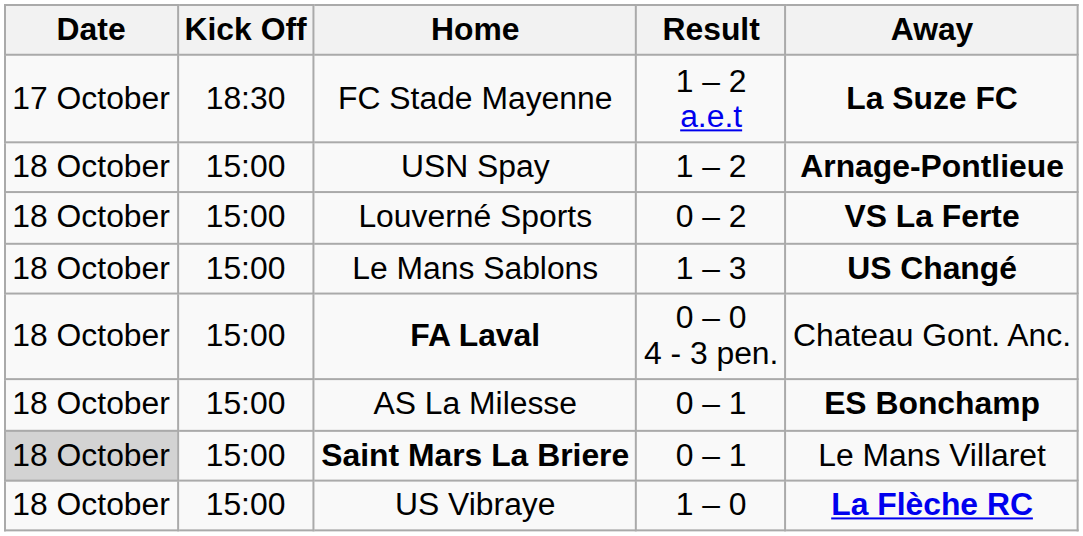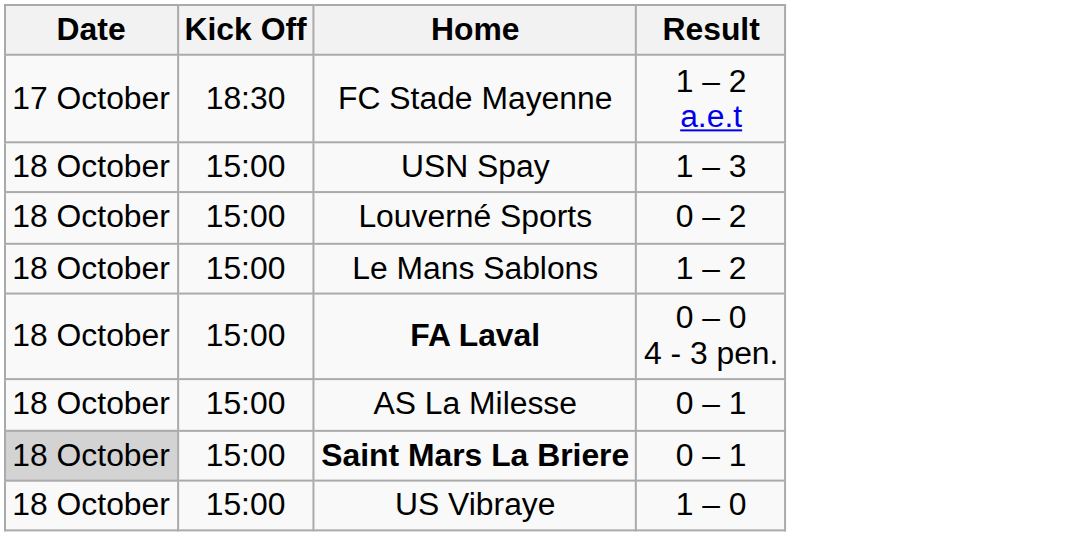- column: (932, 29)
(711, 166) 1 – 2 -> (711, 166) 1 – 3
(711, 267) 1 – 3 -> (711, 267) 1 – 2
